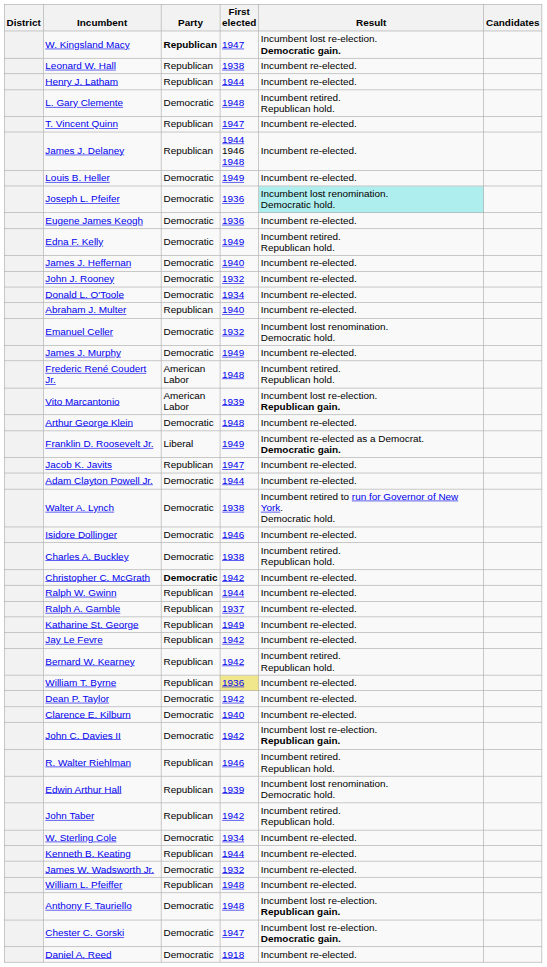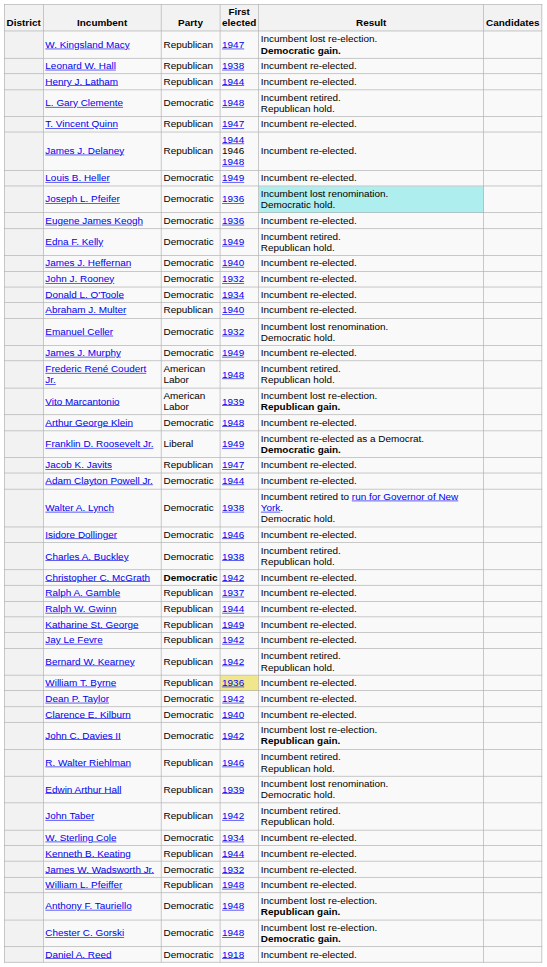(190, 44) bold -> (188, 44) normal
rows swapped: (81, 593) <-> (83, 609)
(233, 933) 1947 -> (233, 933) 1948
